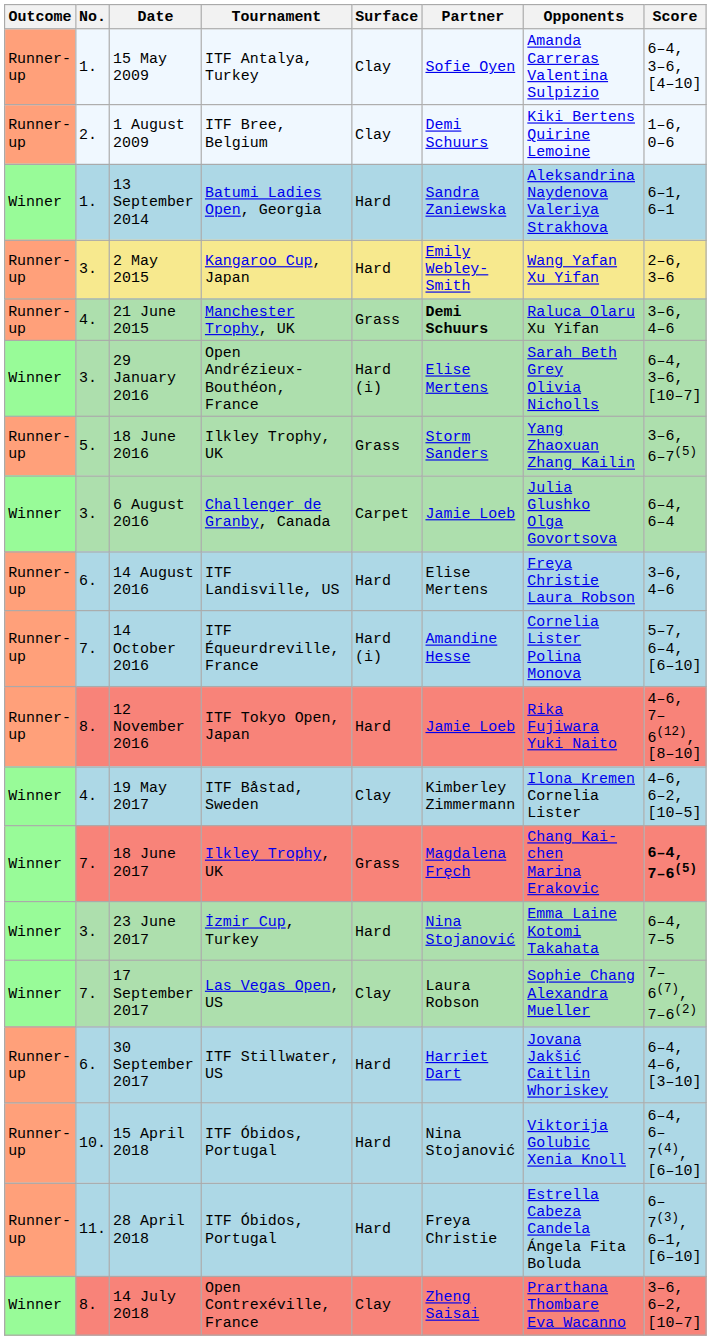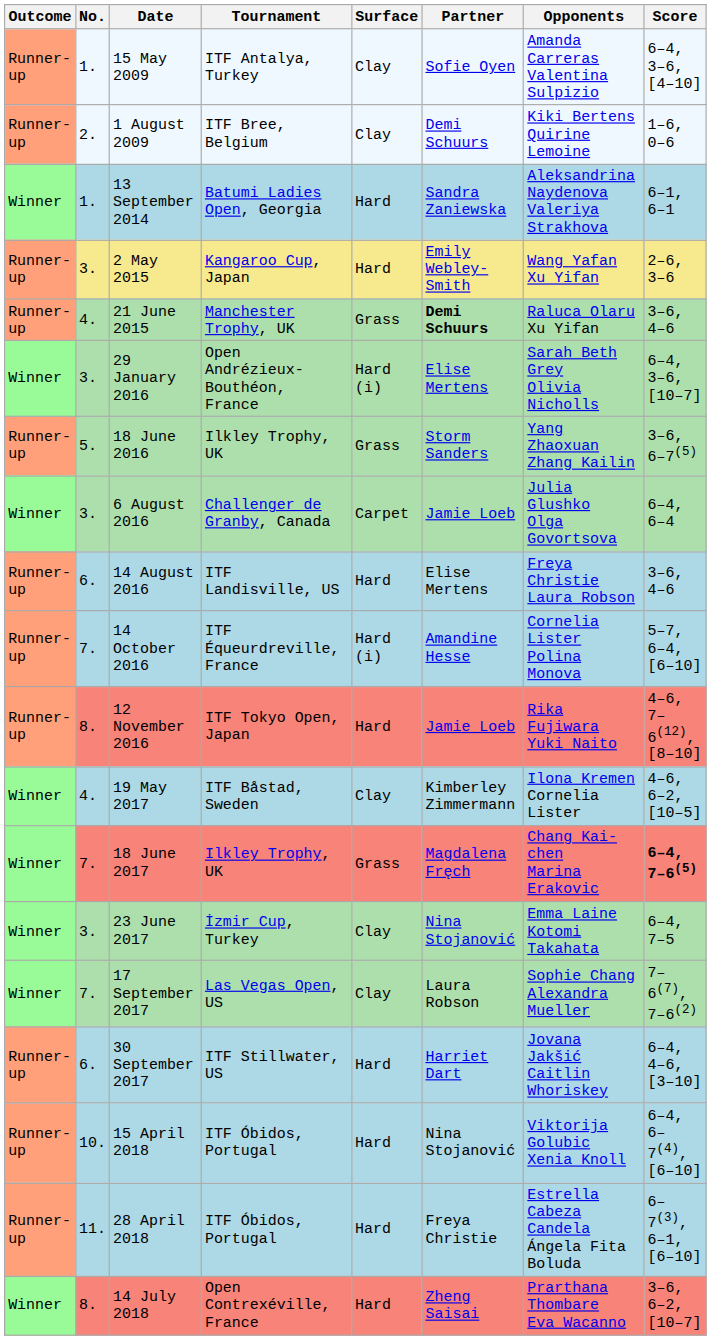(373, 931) Hard -> (373, 931) Clay
(373, 1306) Clay -> (373, 1306) Hard
